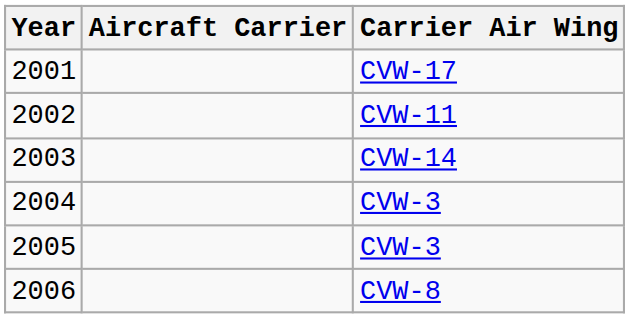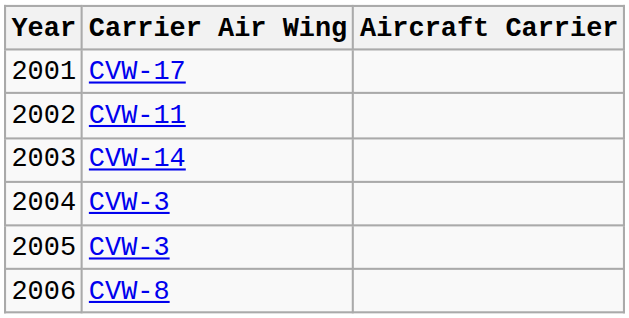columns swapped: (218, 28) <-> (489, 28)
